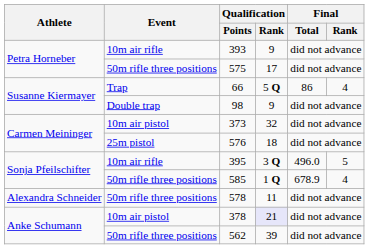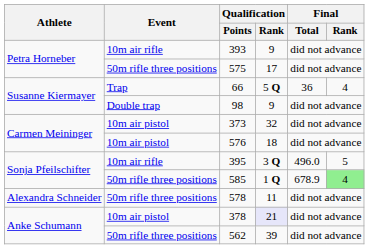(307, 87) 86 -> (307, 87) 36
(131, 142) 25m pistol -> (138, 142) 10m air pistol
(345, 179) no background -> (345, 179) lightgreen background
